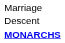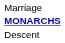rows swapped: (22, 21) <-> (32, 34)
